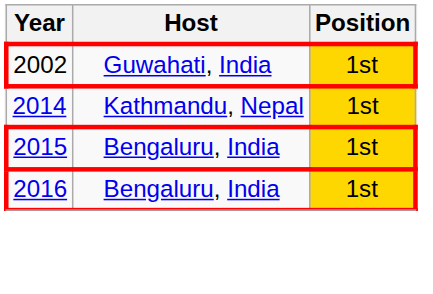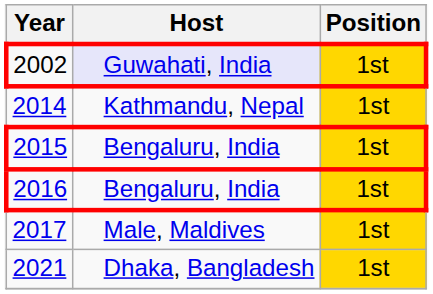(188, 64) no background -> (188, 64) lavender background
+ row: (39, 230)
+ row: (39, 268)
